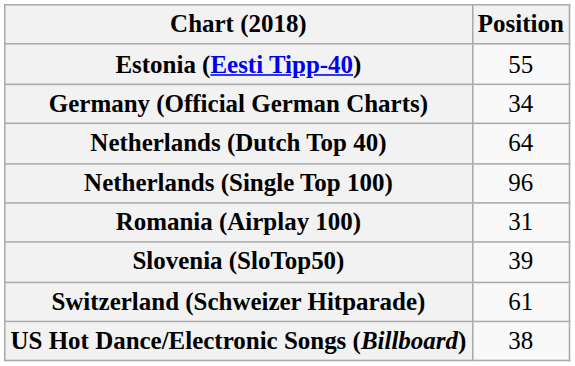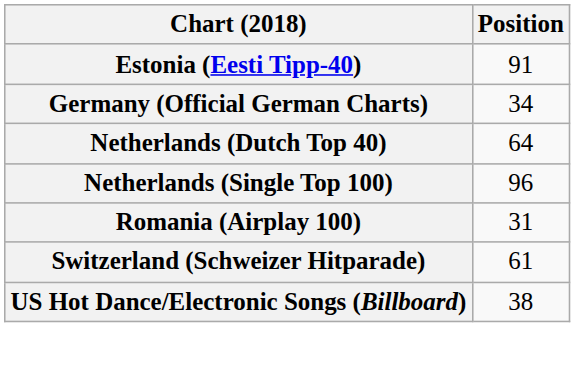(521, 63) 55 -> (521, 63) 91
- row: (238, 261)
